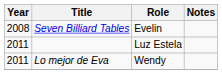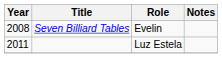- row: (71, 61)
